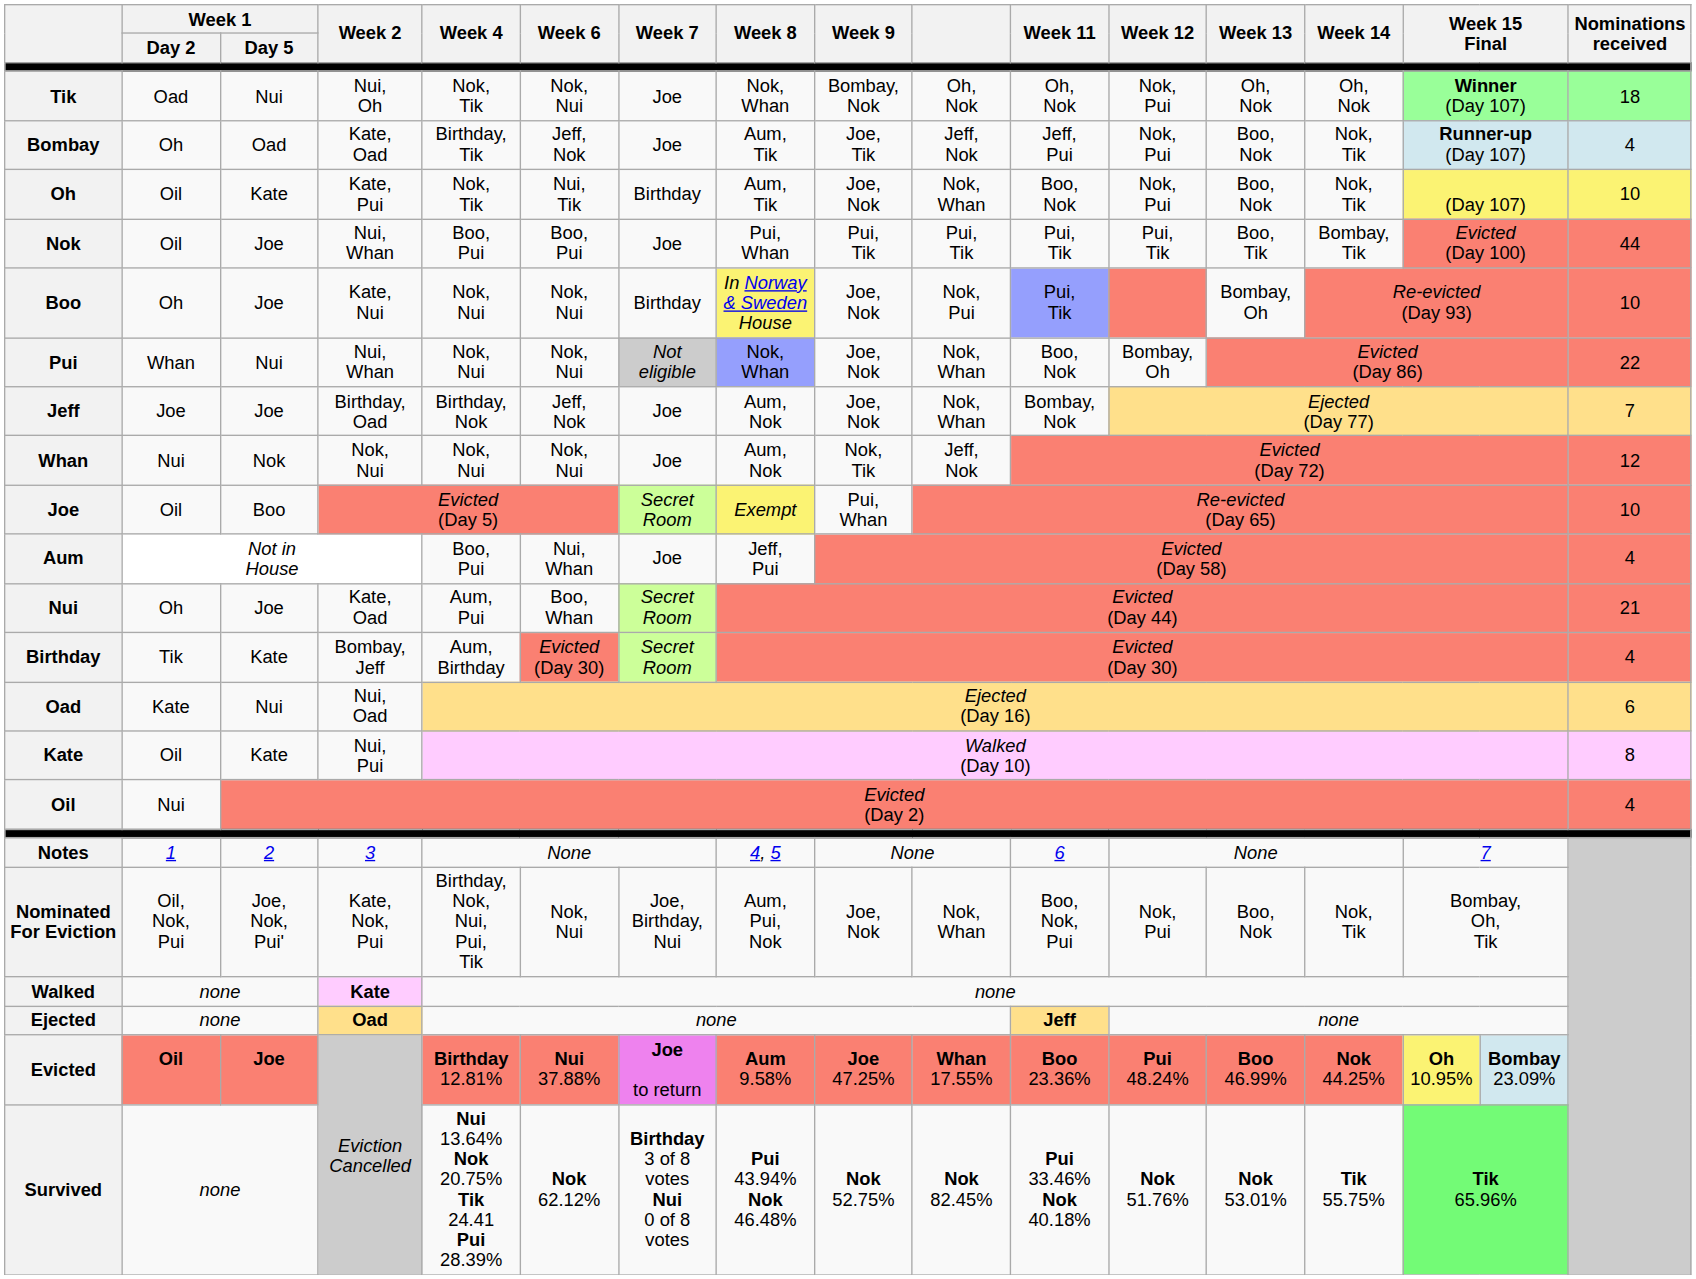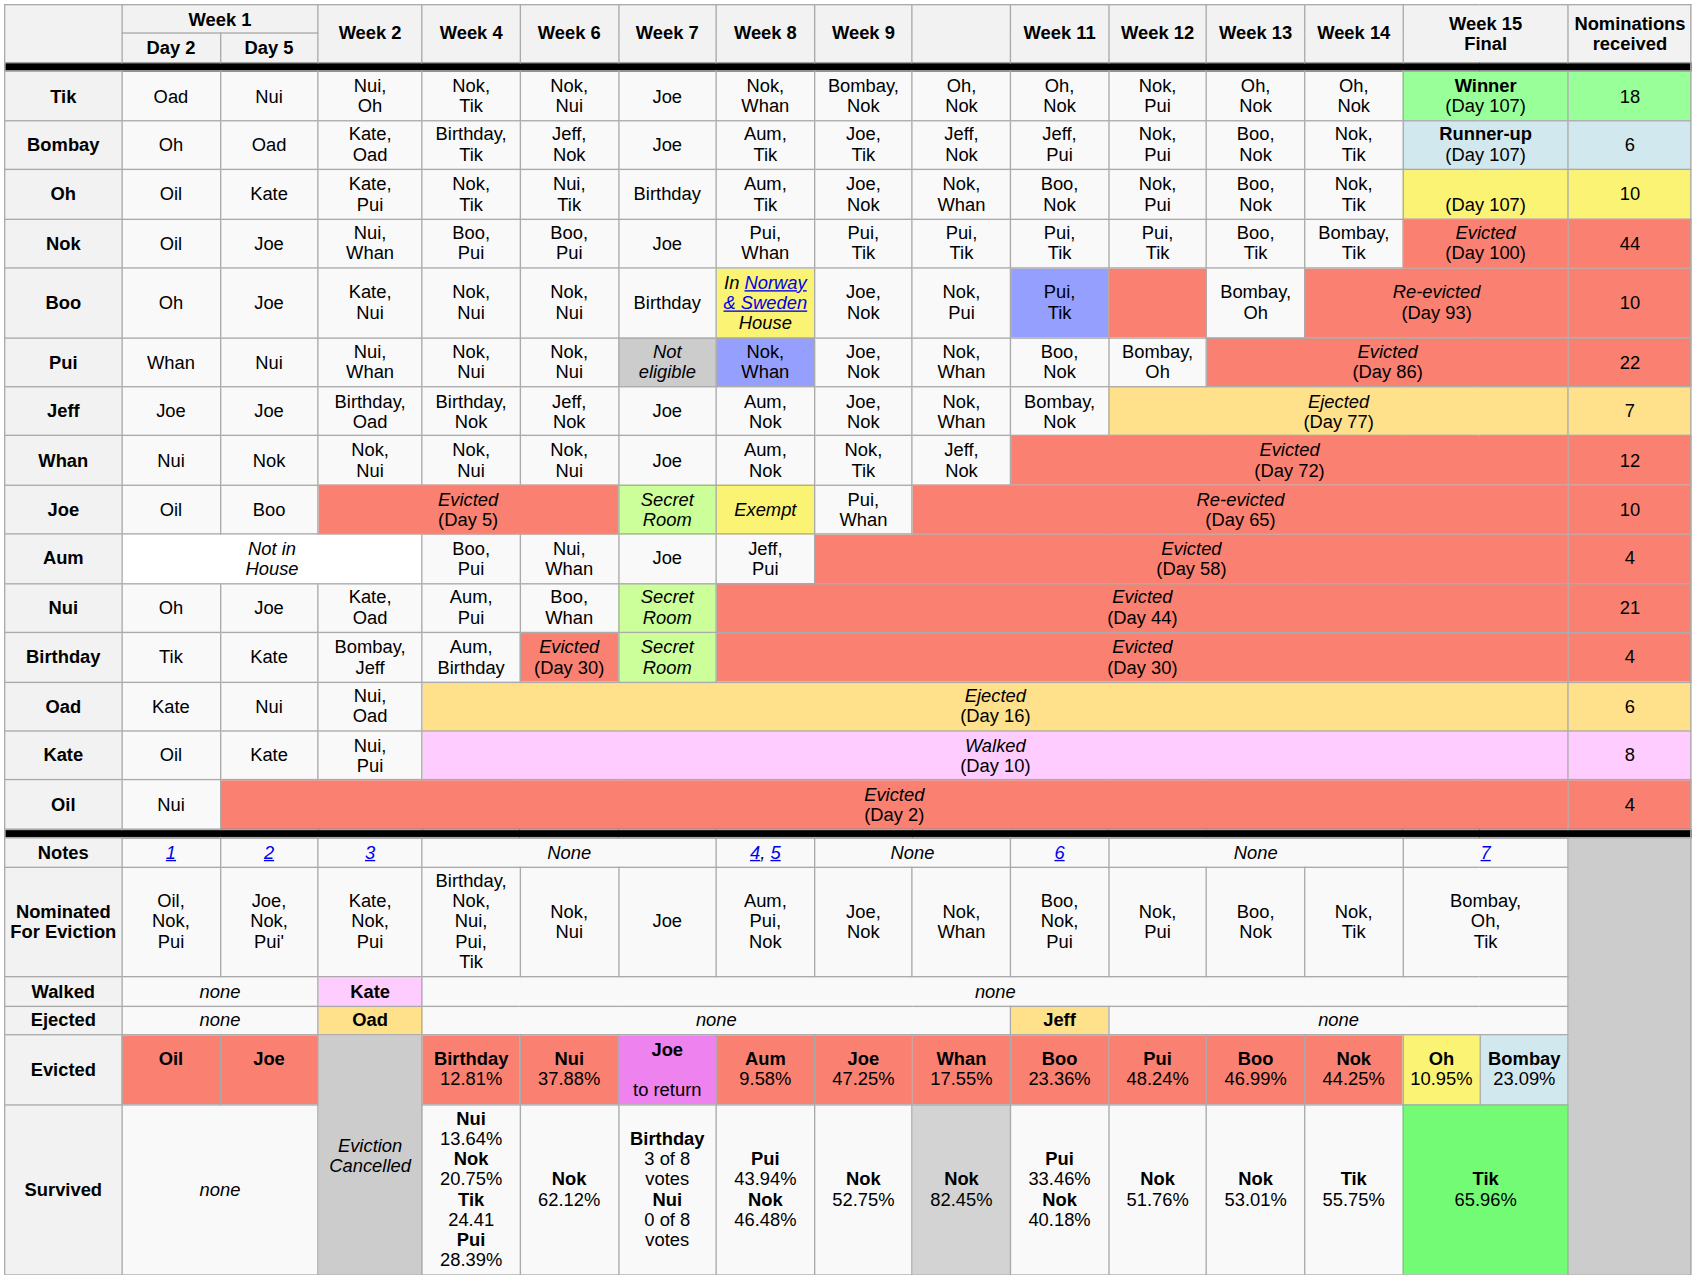(1630, 145) 4 -> (1630, 145) 6
(667, 922) Joe, Birthday, Nui -> (667, 922) Joe
(961, 1189) no background -> (961, 1189) lightgrey background
